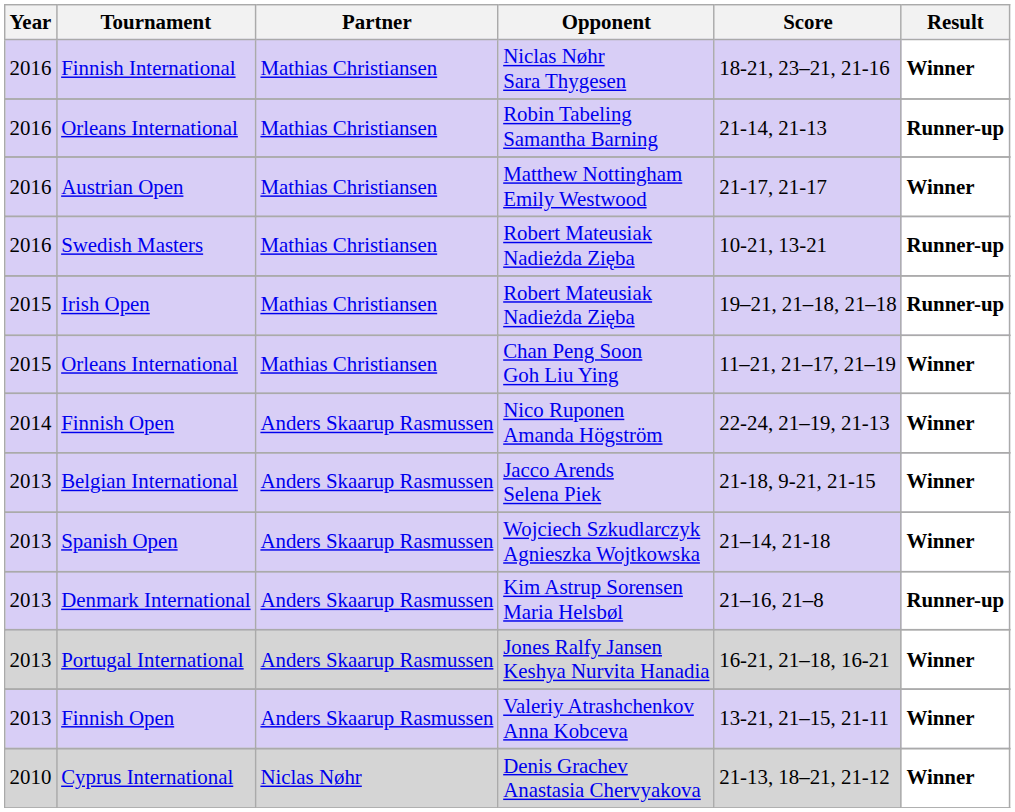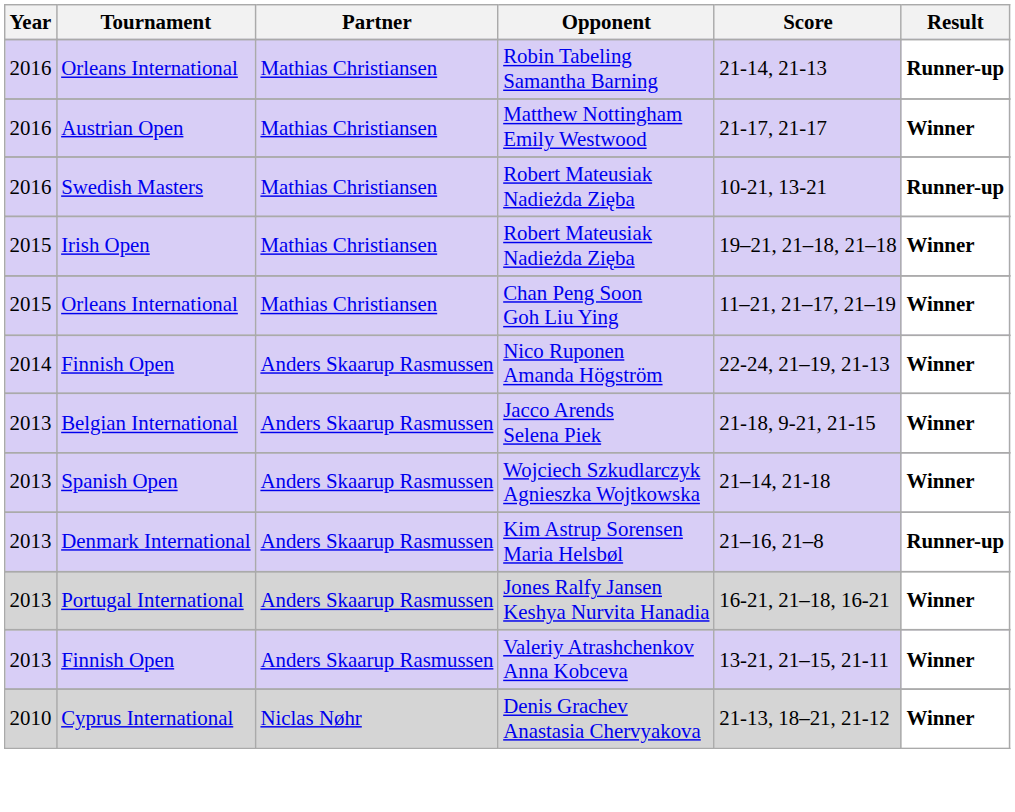- row: (148, 68)
(955, 305) Runner-up -> (940, 246) Winner
